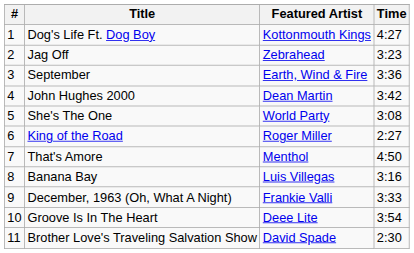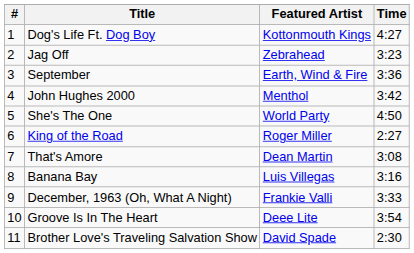(298, 95) Dean Martin -> (286, 95) Menthol
(389, 116) 3:08 -> (389, 116) 4:50
(286, 156) Menthol -> (298, 156) Dean Martin
(389, 156) 4:50 -> (389, 156) 3:08
